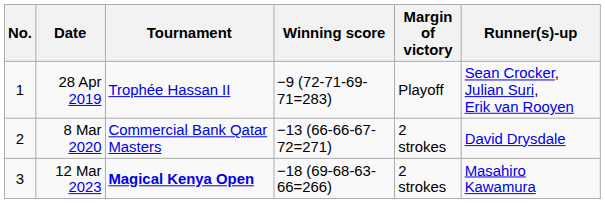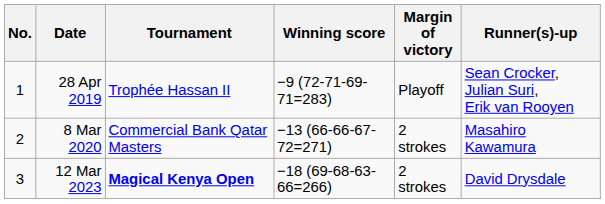(515, 139) David Drysdale -> (500, 139) Masahiro Kawamura
(500, 179) Masahiro Kawamura -> (515, 179) David Drysdale
